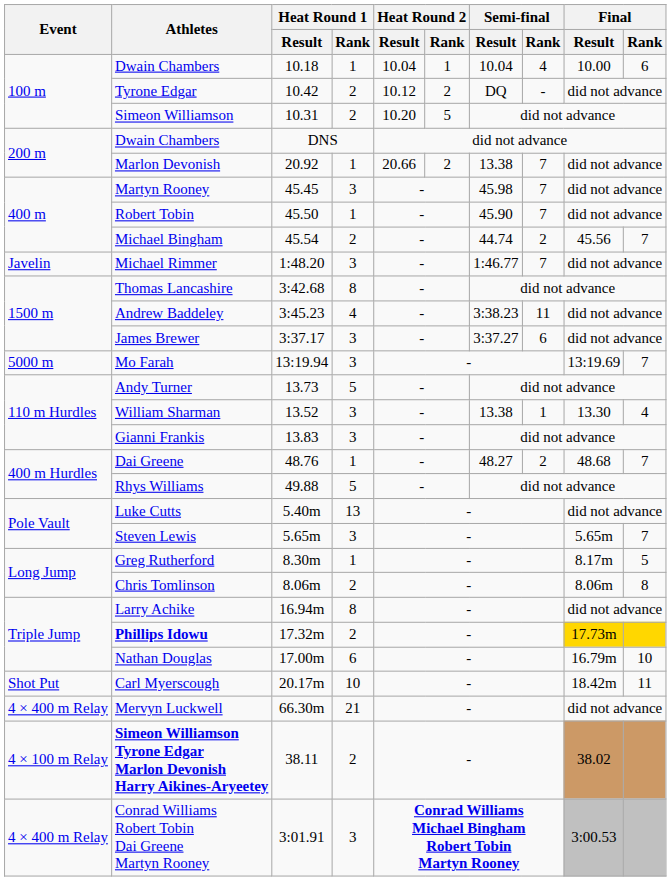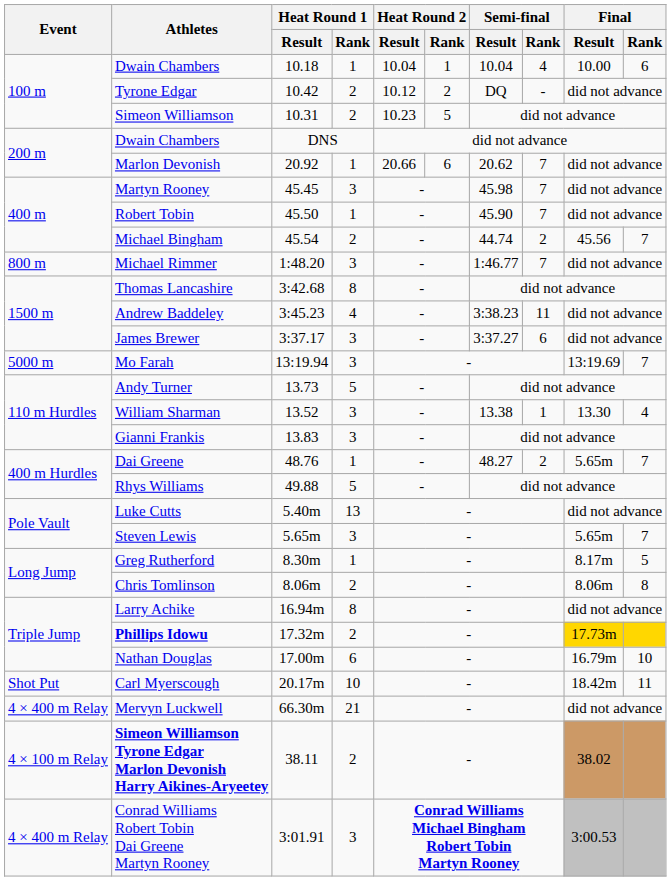(399, 116) 10.20 -> (399, 116) 10.23
(447, 165) 2 -> (447, 165) 6
(496, 165) 13.38 -> (496, 165) 20.62
(29, 264) Javelin -> (27, 264) 800 m
(594, 461) 48.68 -> (594, 461) 5.65m
